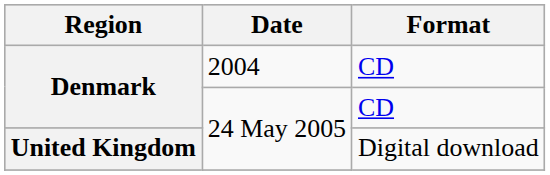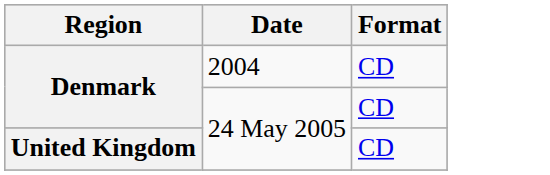(448, 148) Digital download -> (376, 148) CD
